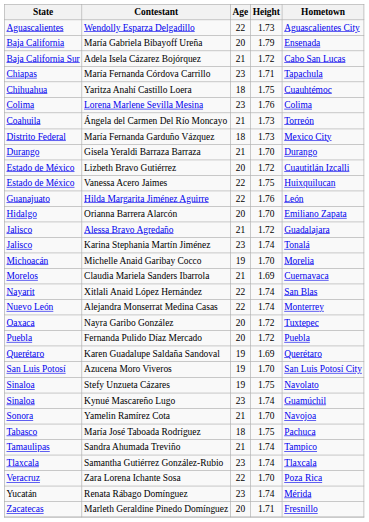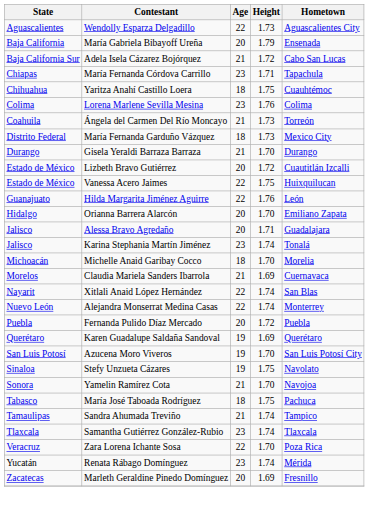(240, 229) 21 -> (240, 229) 20
(266, 229) 1.72 -> (266, 229) 1.71
(240, 261) 19 -> (240, 261) 18
- row: (129, 323)
- row: (130, 400)
(266, 509) 1.71 -> (266, 478) 1.69
